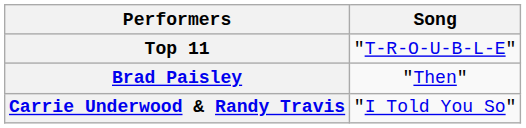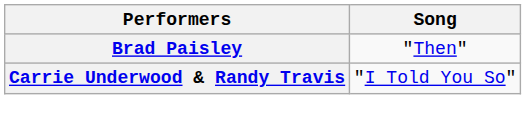- row: (177, 49)
